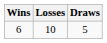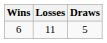(50, 30) 10 -> (50, 30) 11
